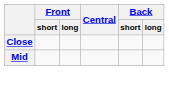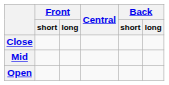+ row: (20, 73)
